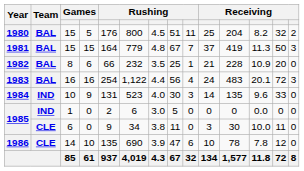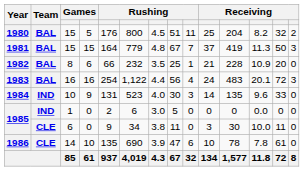(281, 142) 12 -> (281, 142) 61
